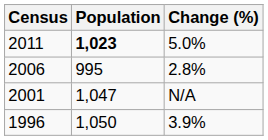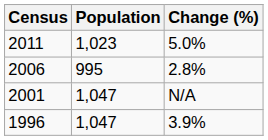(96, 43) bold -> (96, 43) normal
(96, 122) 1,050 -> (96, 122) 1,047
